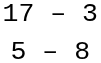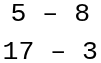rows swapped: (50, 14) <-> (50, 52)
